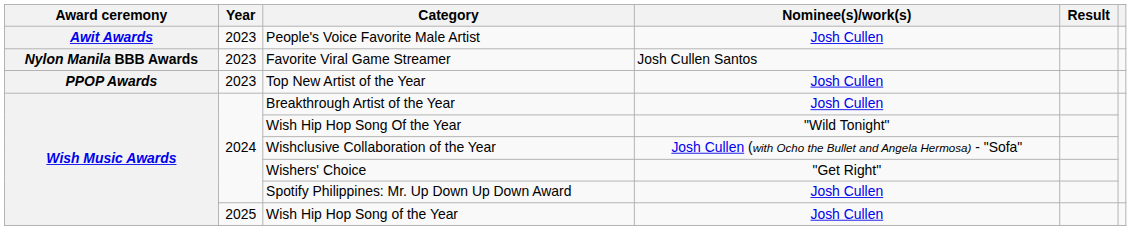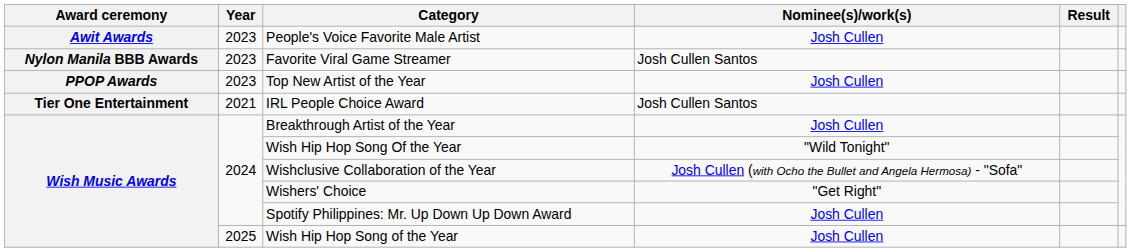+ row: (345, 103)
